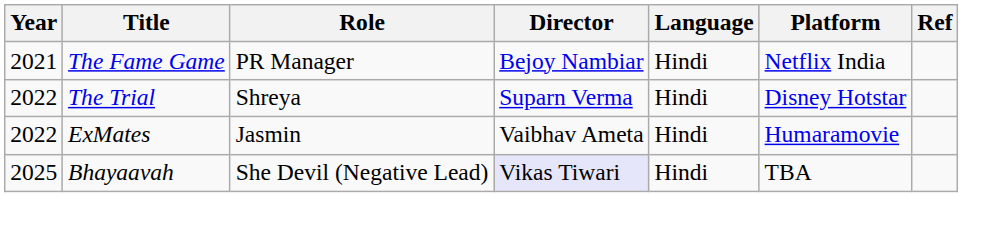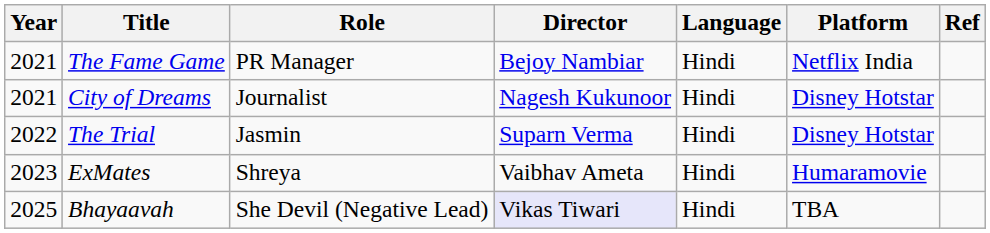+ row: (139, 97)
(268, 97) Shreya -> (268, 135) Jasmin
(34, 135) 2022 -> (34, 172) 2023
(268, 135) Jasmin -> (268, 172) Shreya
